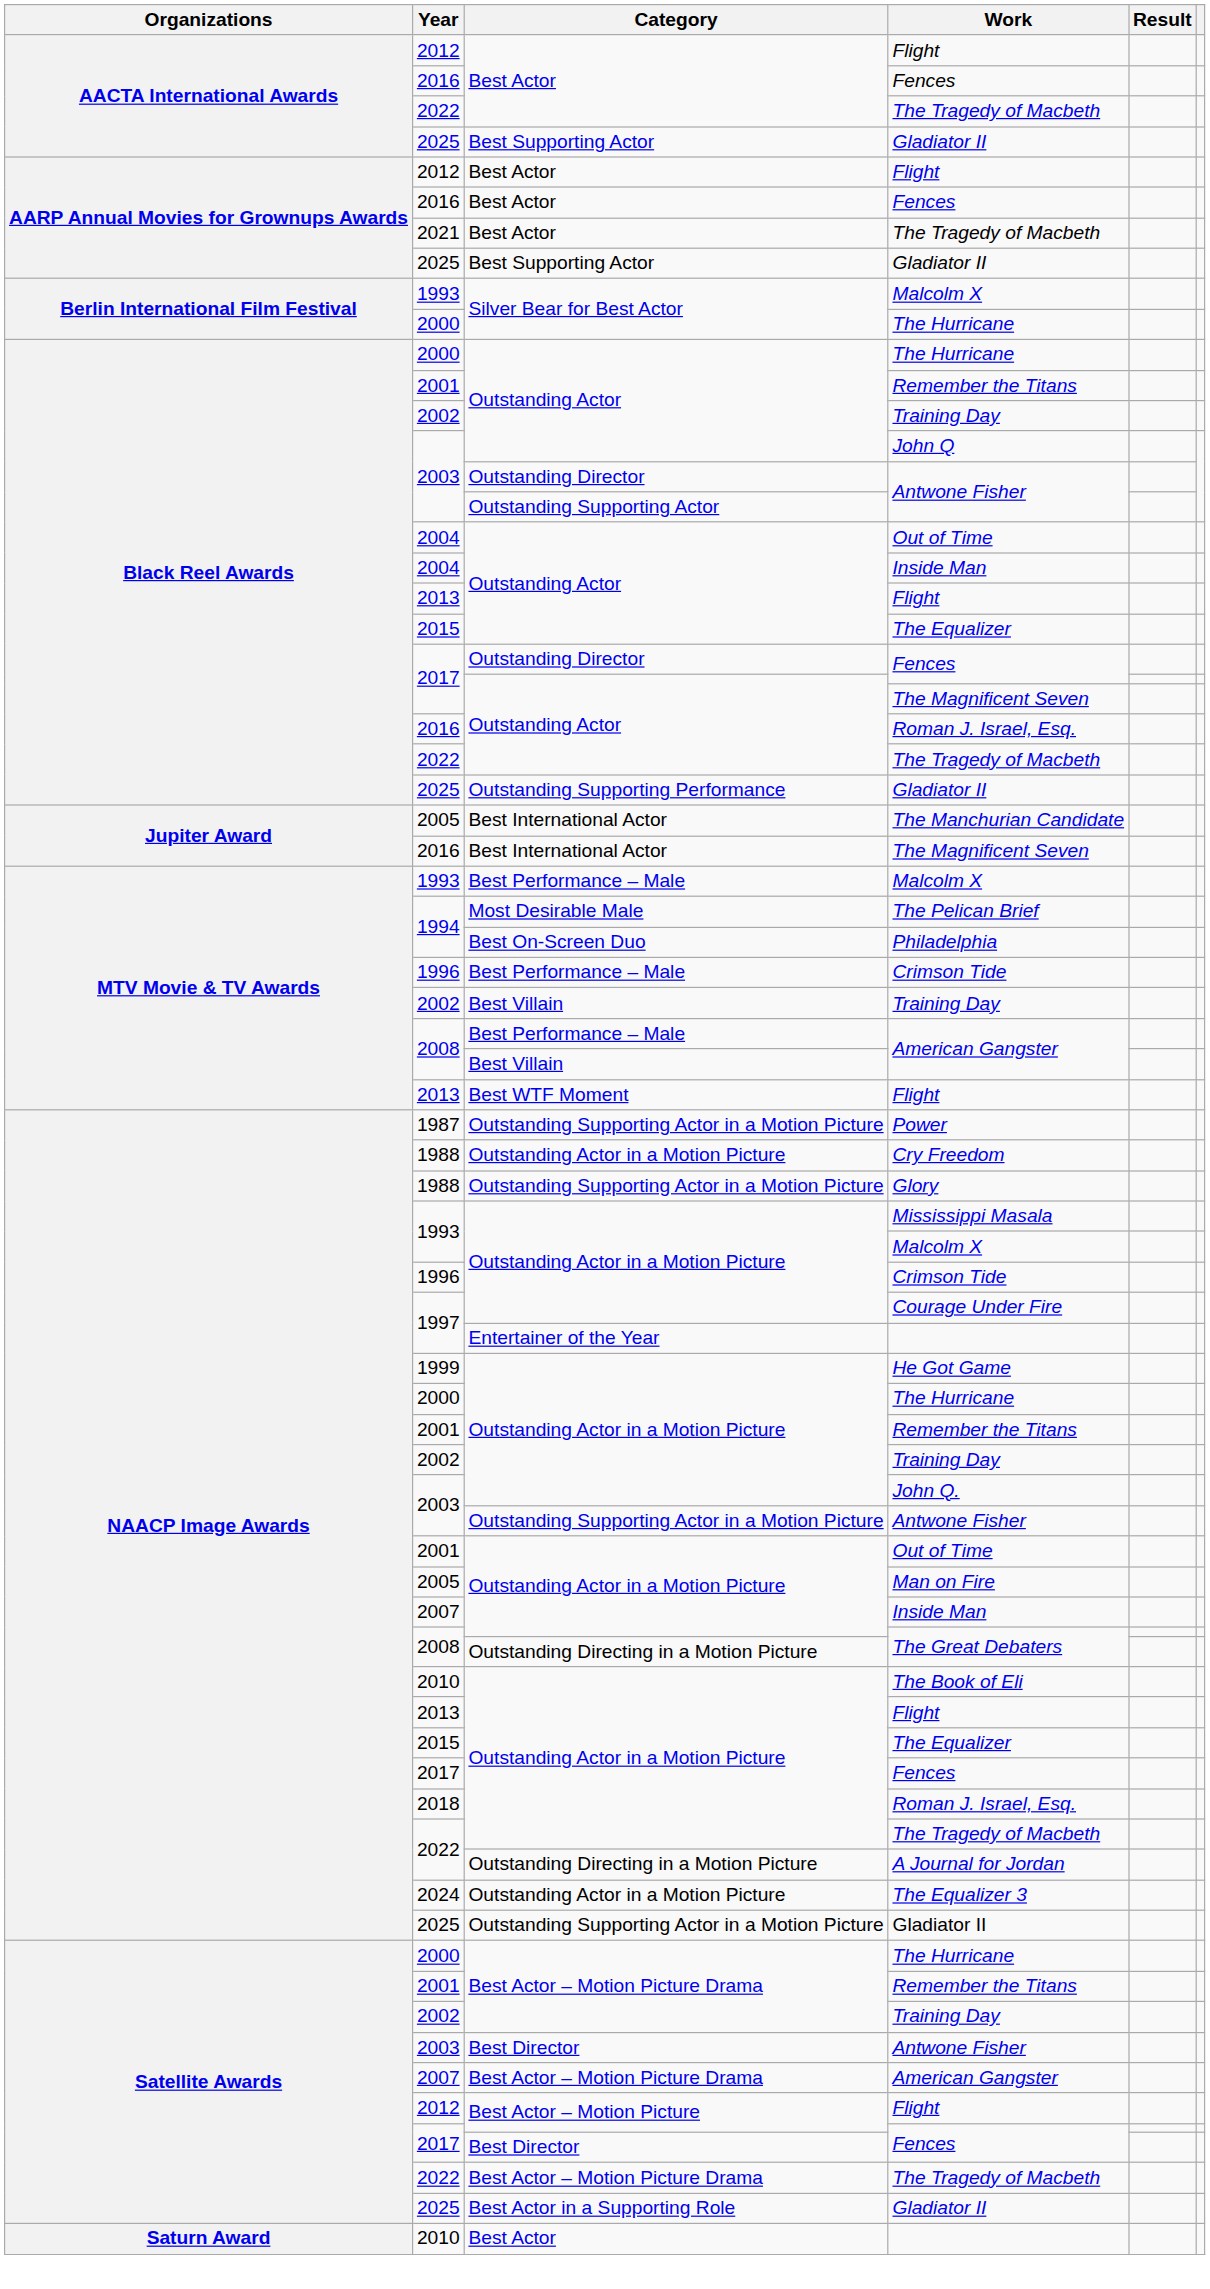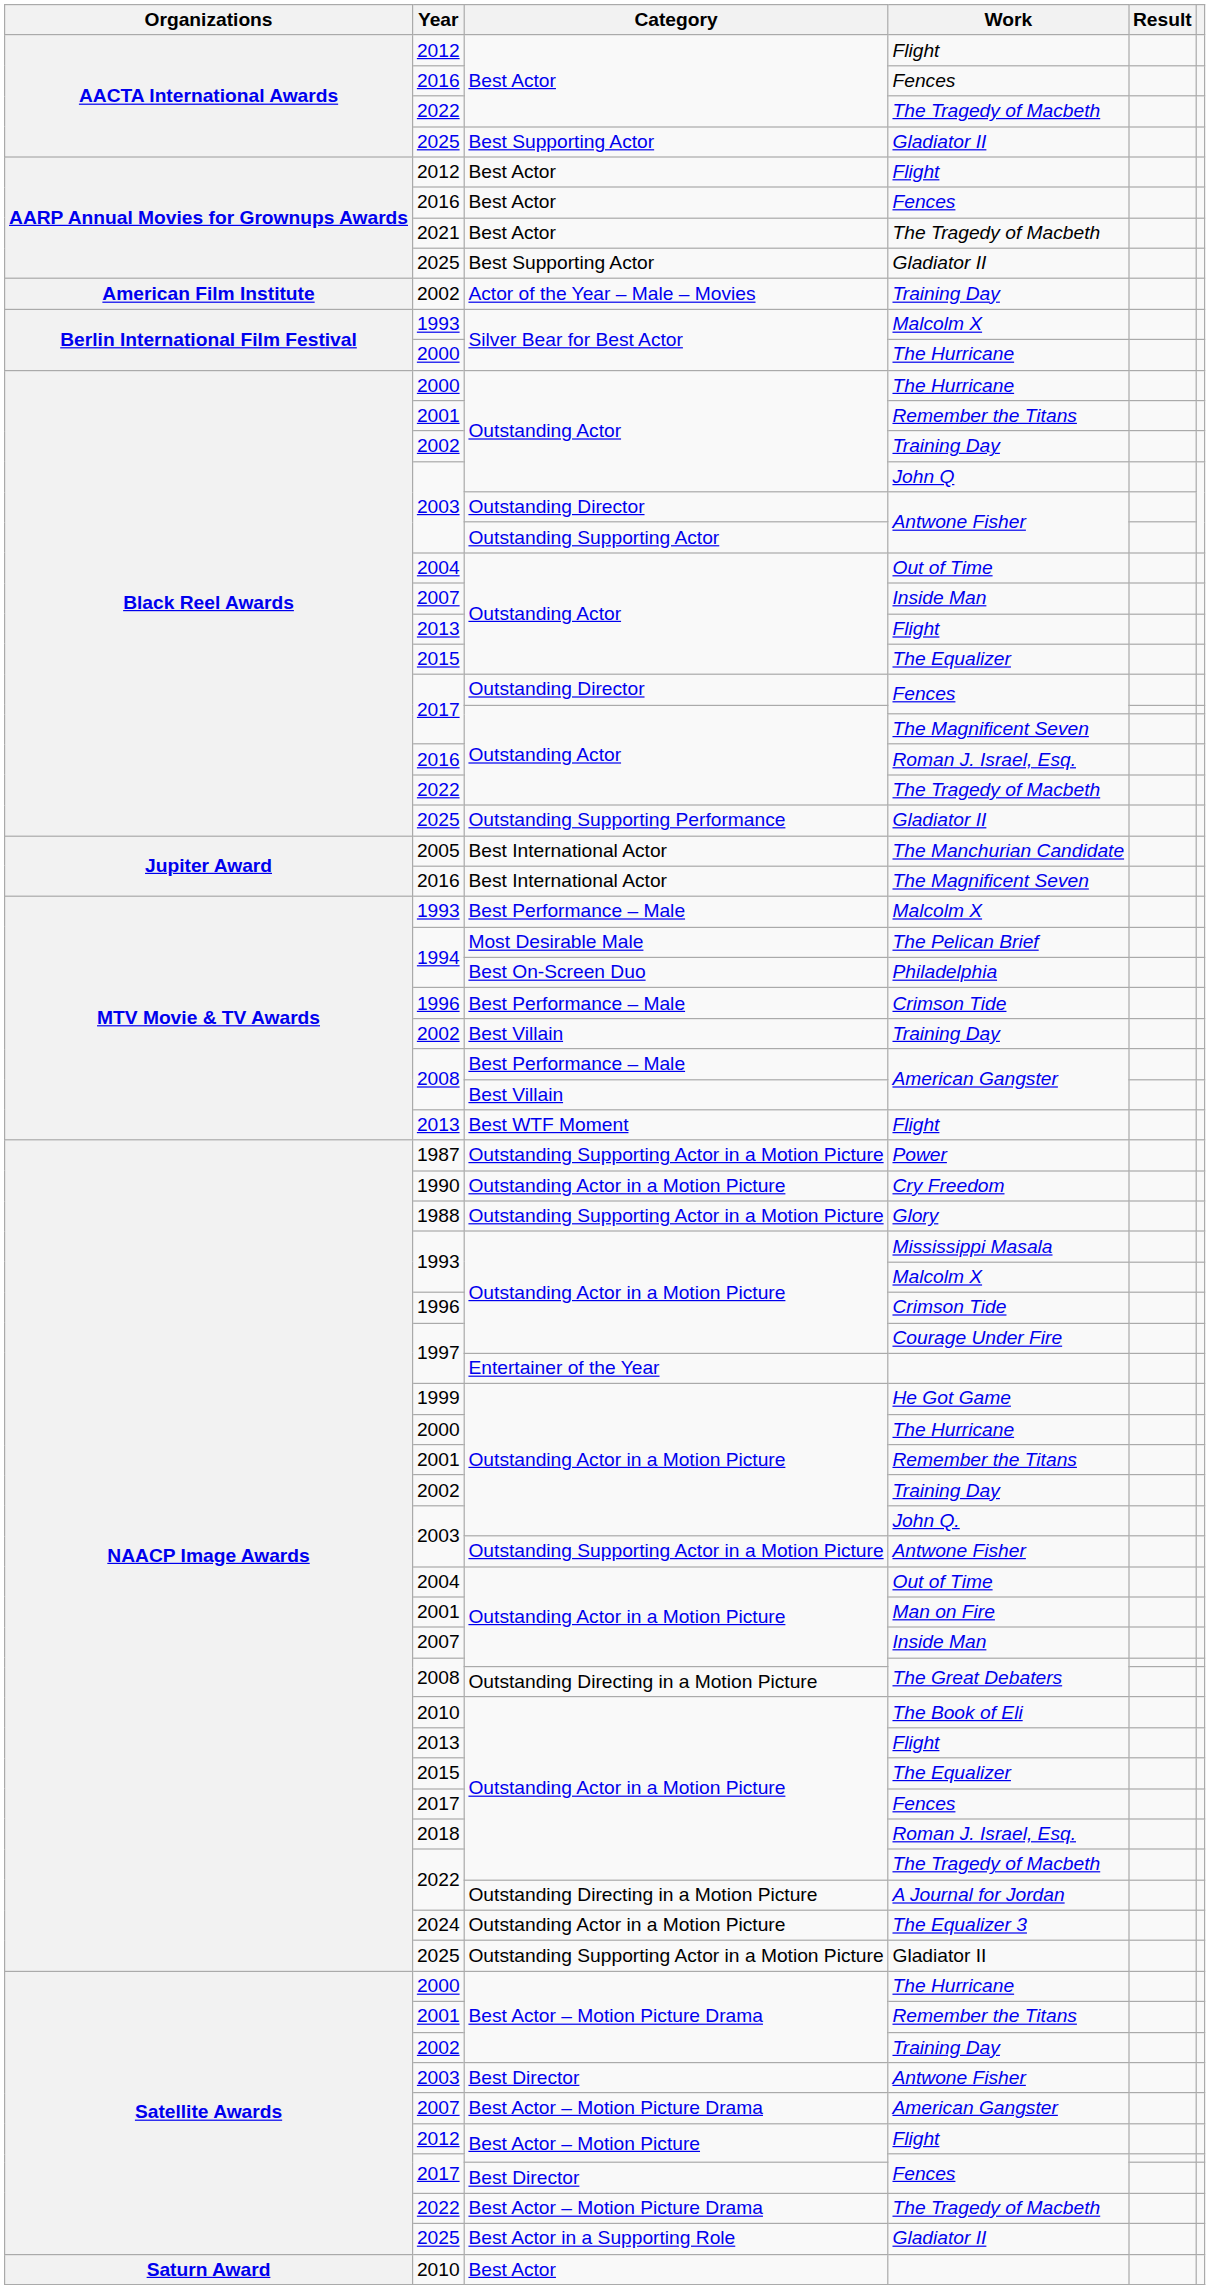+ row: (612, 293)
(438, 567) 2004 -> (438, 598) 2007
(438, 1155) 1988 -> (438, 1185) 1990
(438, 1551) 2001 -> (438, 1581) 2004
(438, 1581) 2005 -> (438, 1611) 2001
